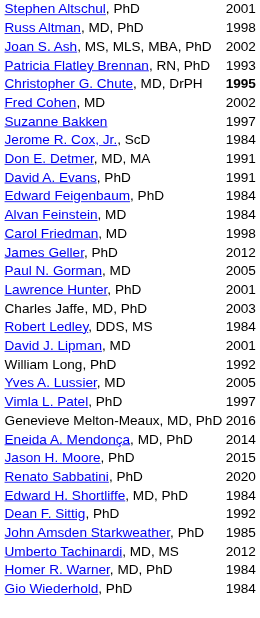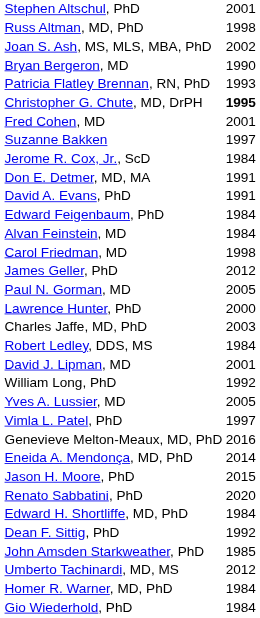+ row: (67, 65)
(241, 102) 2002 -> (241, 121) 2001
(241, 289) 2001 -> (241, 308) 2000
